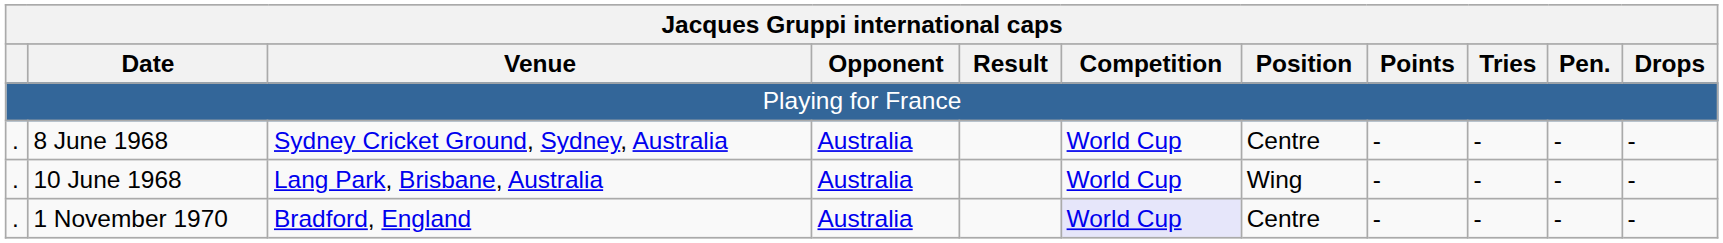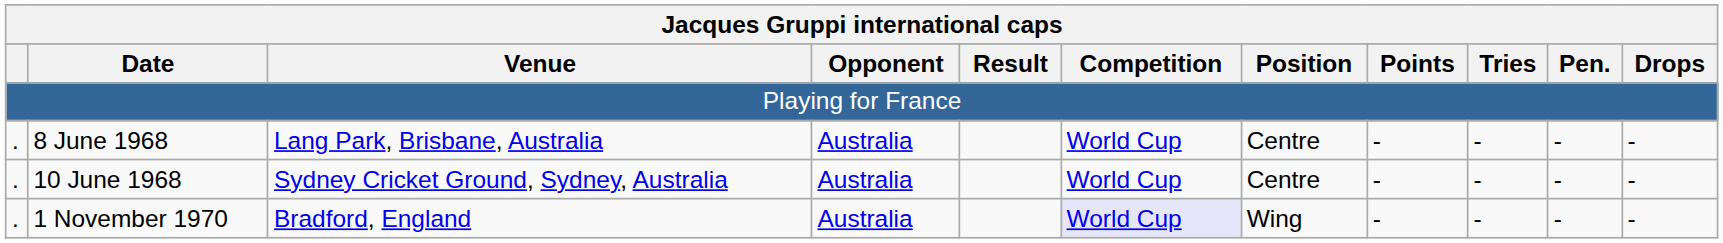(501, 141) Sydney Cricket Ground, Sydney, Australia -> (439, 141) Lang Park, Brisbane, Australia
(439, 179) Lang Park, Brisbane, Australia -> (501, 179) Sydney Cricket Ground, Sydney, Australia
(1275, 179) Wing -> (1283, 179) Centre
(1283, 218) Centre -> (1275, 218) Wing
